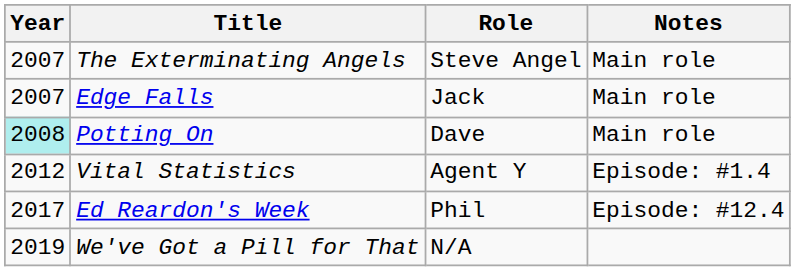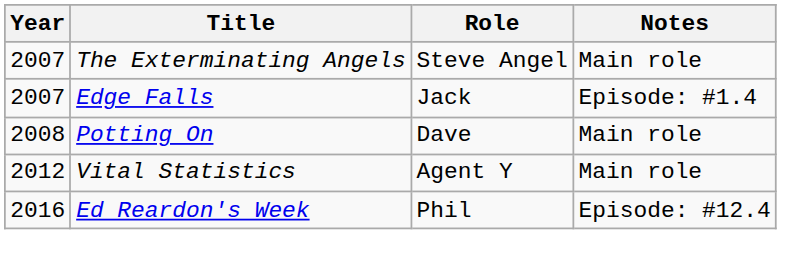(654, 98) Main role -> (668, 98) Episode: #1.4
(38, 135) paleturquoise background -> (38, 135) no background
(682, 173) Episode: #1.4 -> (640, 173) Main role
(38, 210) 2017 -> (38, 210) 2016
- row: (248, 247)
